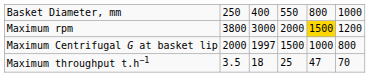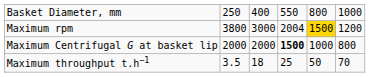(292, 29) 2000 -> (292, 29) 2004
(263, 45) 1997 -> (263, 45) 2000
(292, 45) normal -> (292, 45) bold
(315, 63) 47 -> (315, 63) 50
